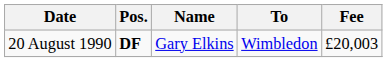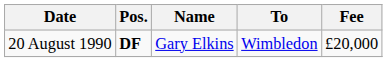(352, 43) £20,003 -> (352, 43) £20,000
